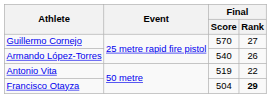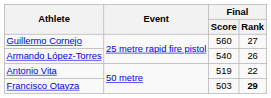(224, 42) 570 -> (224, 42) 560
(224, 86) 504 -> (224, 86) 503
